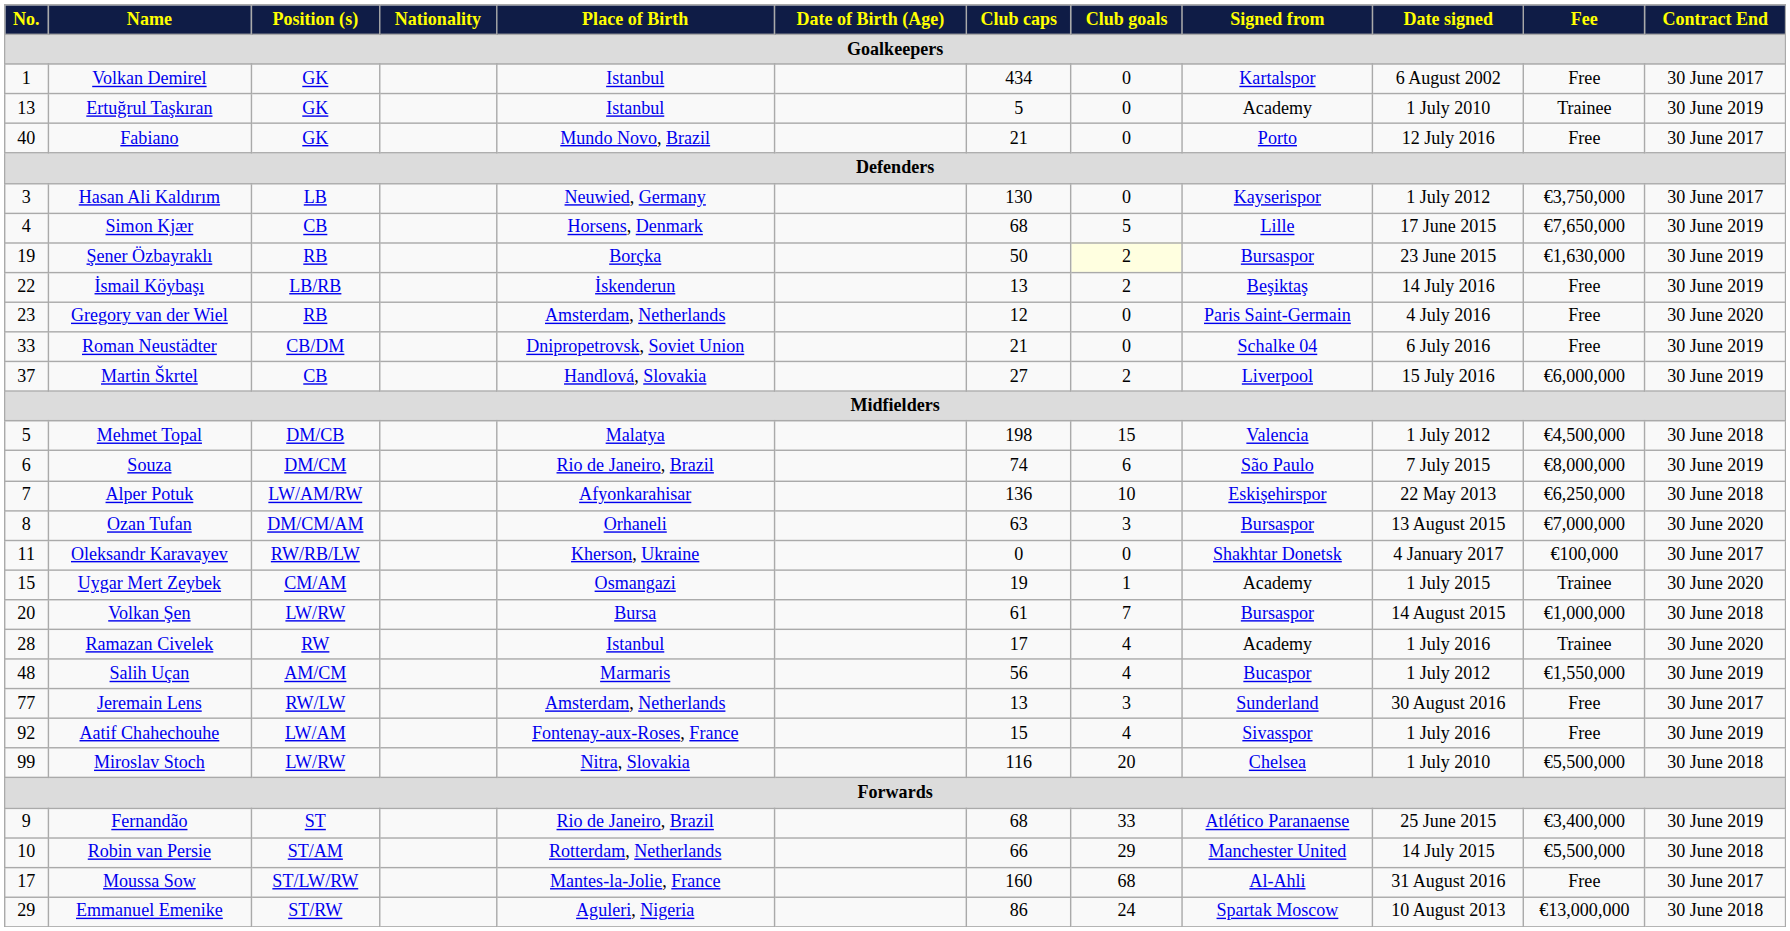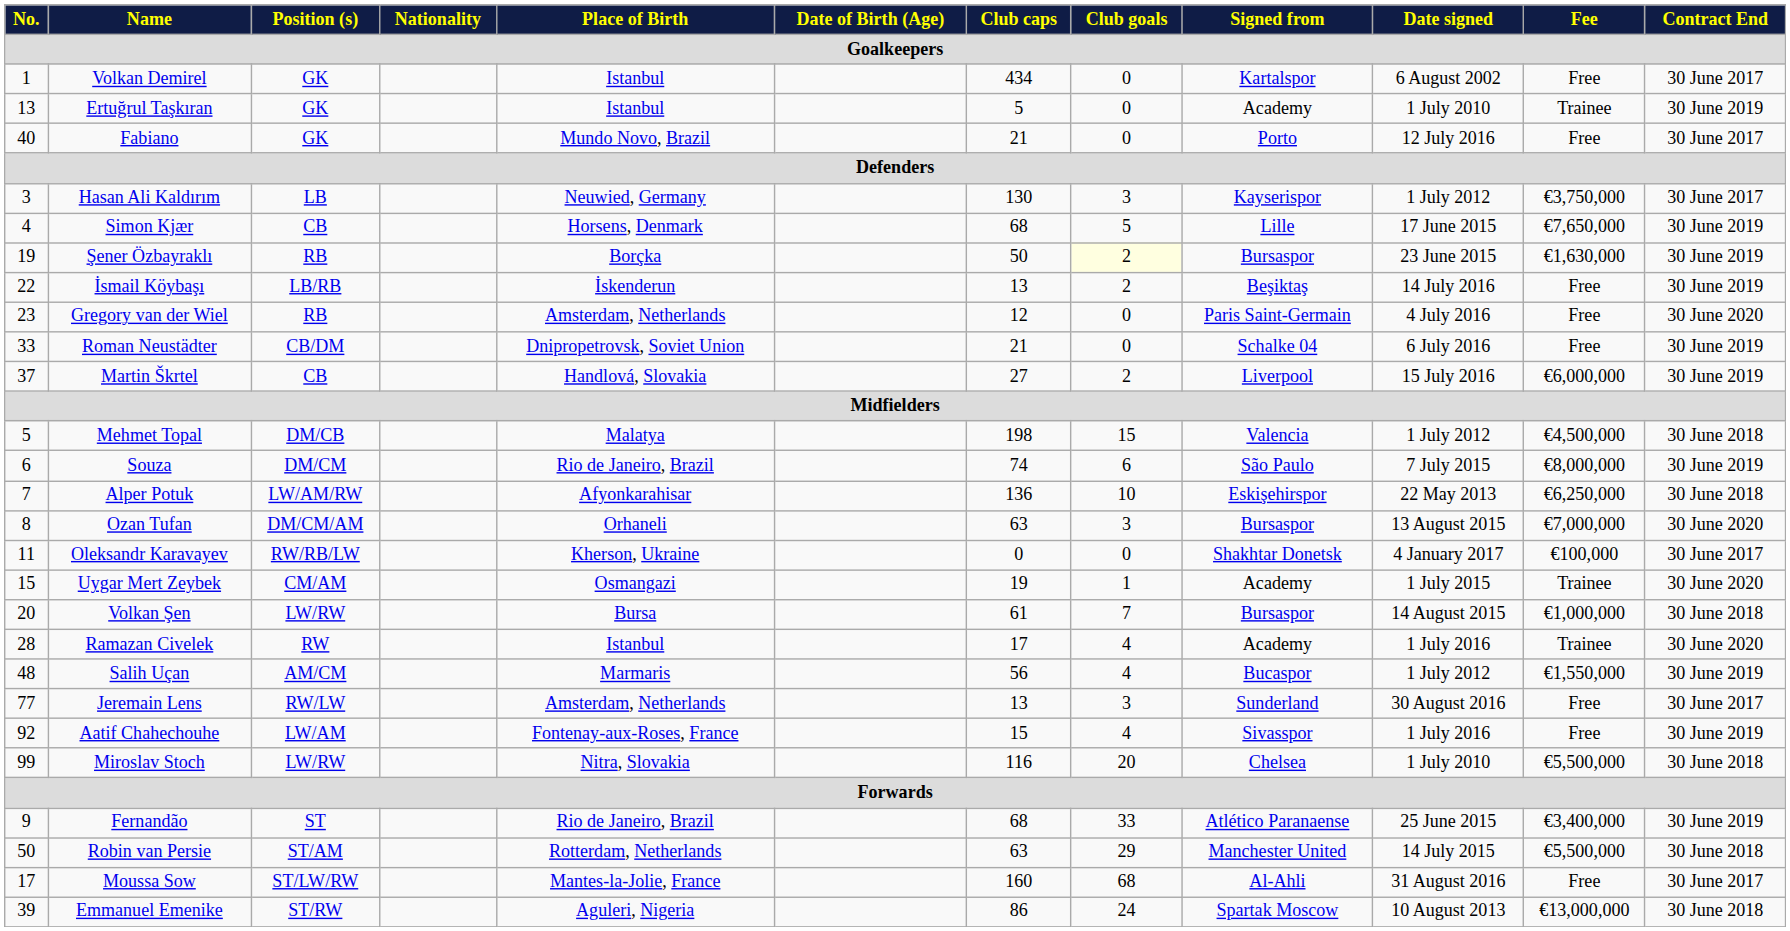(1127, 197) 0 -> (1127, 197) 3
(26, 851) 10 -> (26, 851) 50
(1019, 851) 66 -> (1019, 851) 63
(26, 911) 29 -> (26, 911) 39
